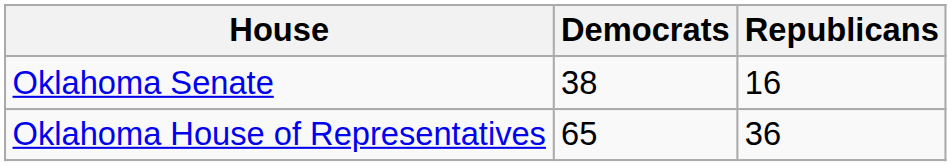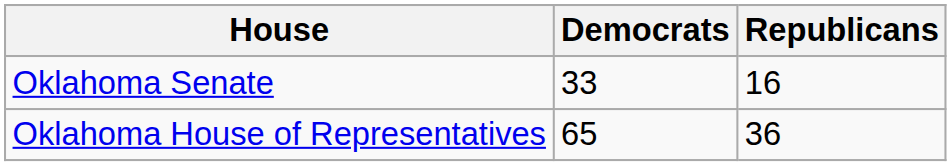(579, 82) 38 -> (579, 82) 33
